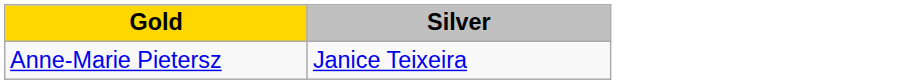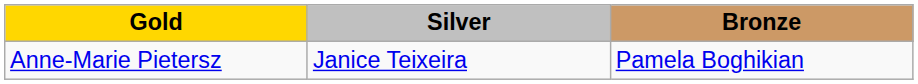+ column: (762, 23)
